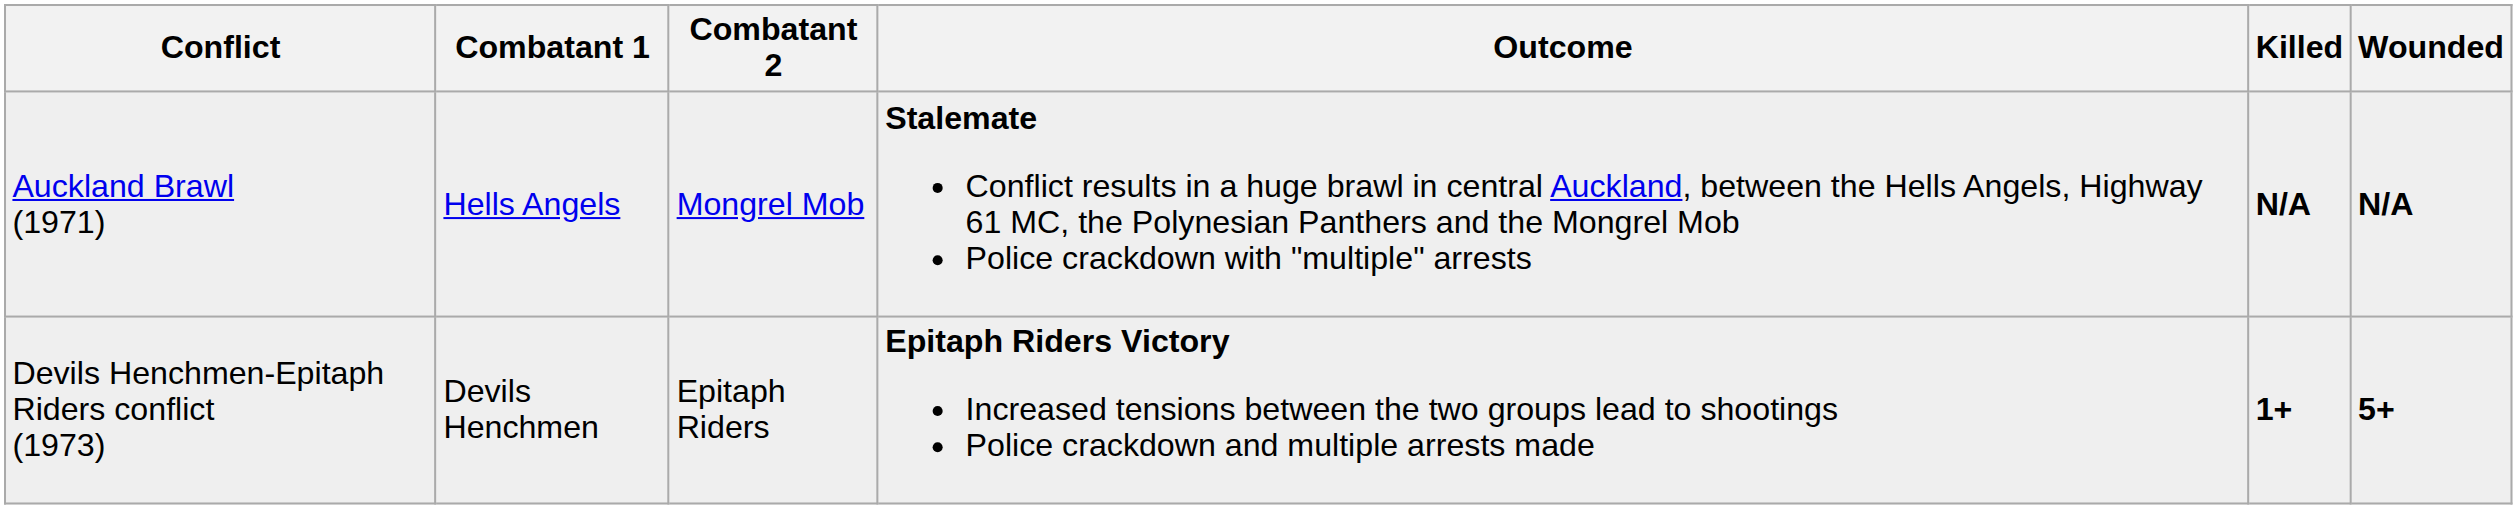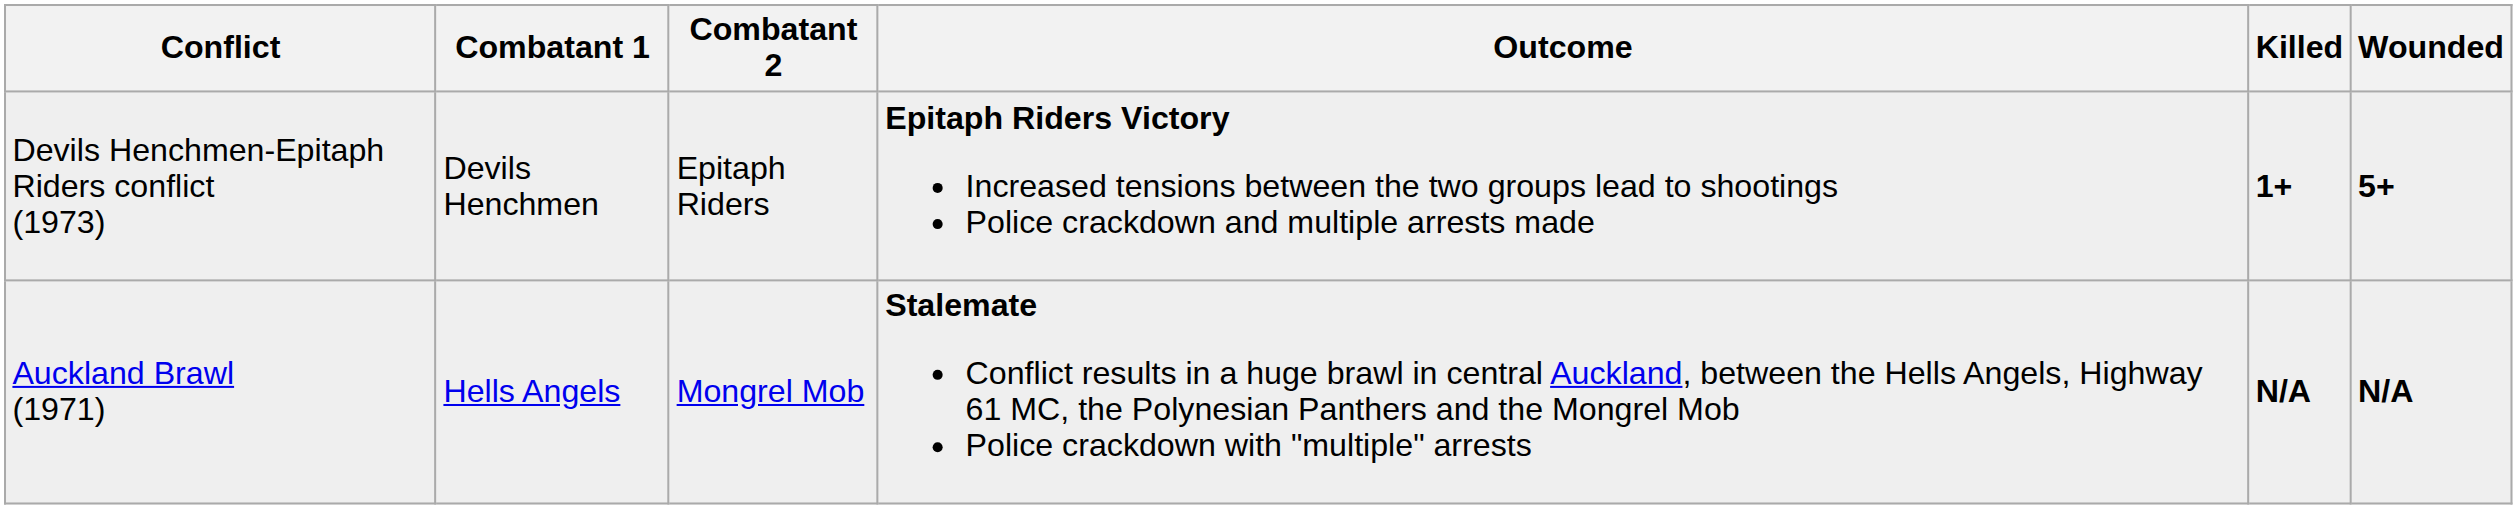rows swapped: (123, 203) <-> (198, 409)
